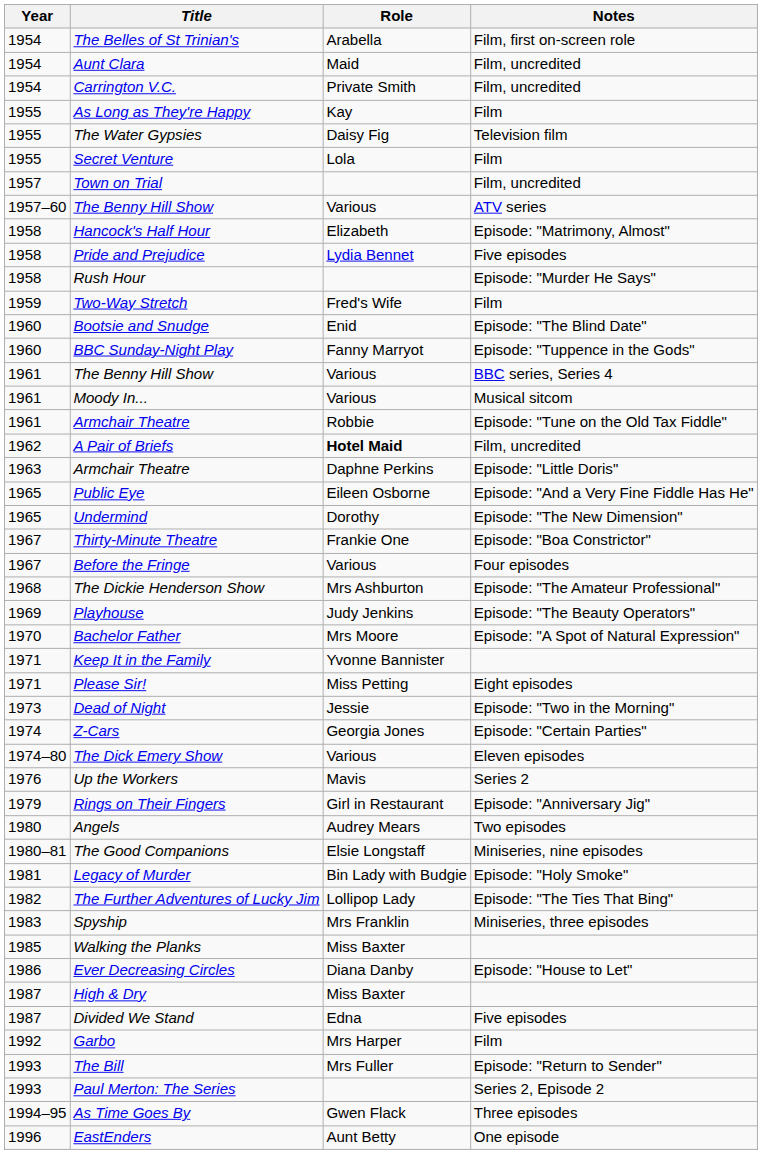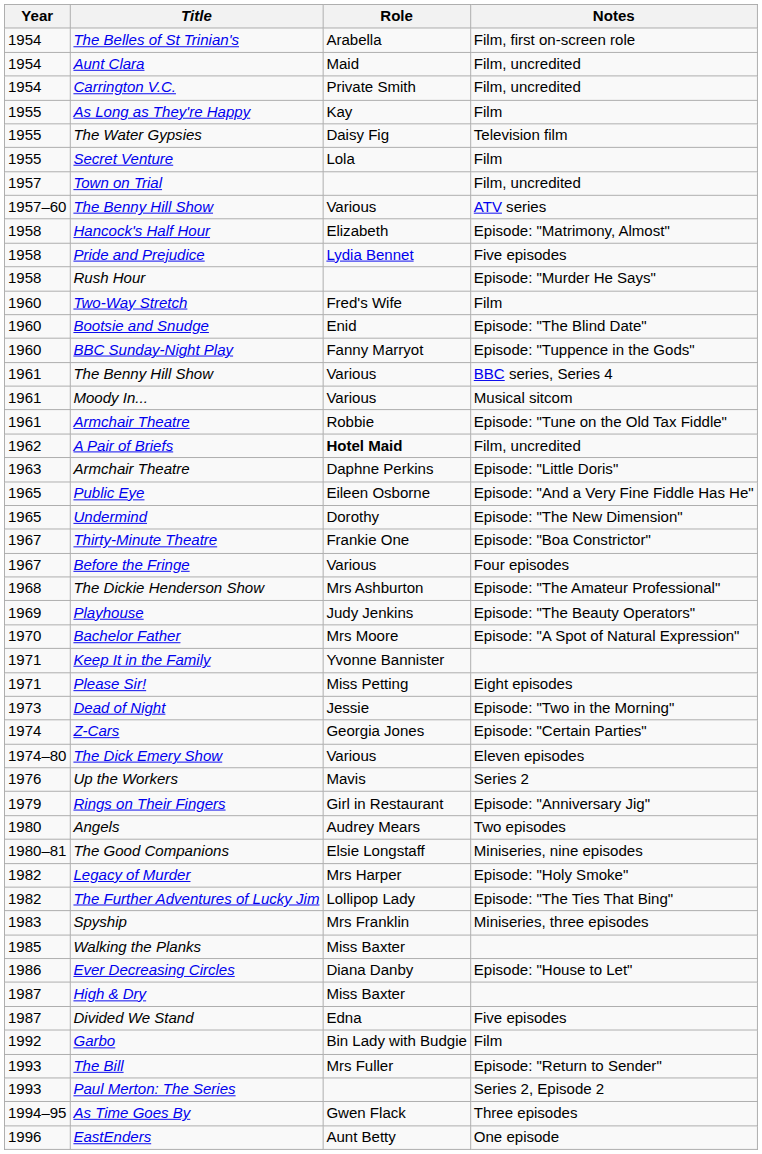(25, 302) 1959 -> (25, 302) 1960
(25, 875) 1981 -> (25, 875) 1982
(397, 875) Bin Lady with Budgie -> (364, 875) Mrs Harper
(364, 1042) Mrs Harper -> (397, 1042) Bin Lady with Budgie
